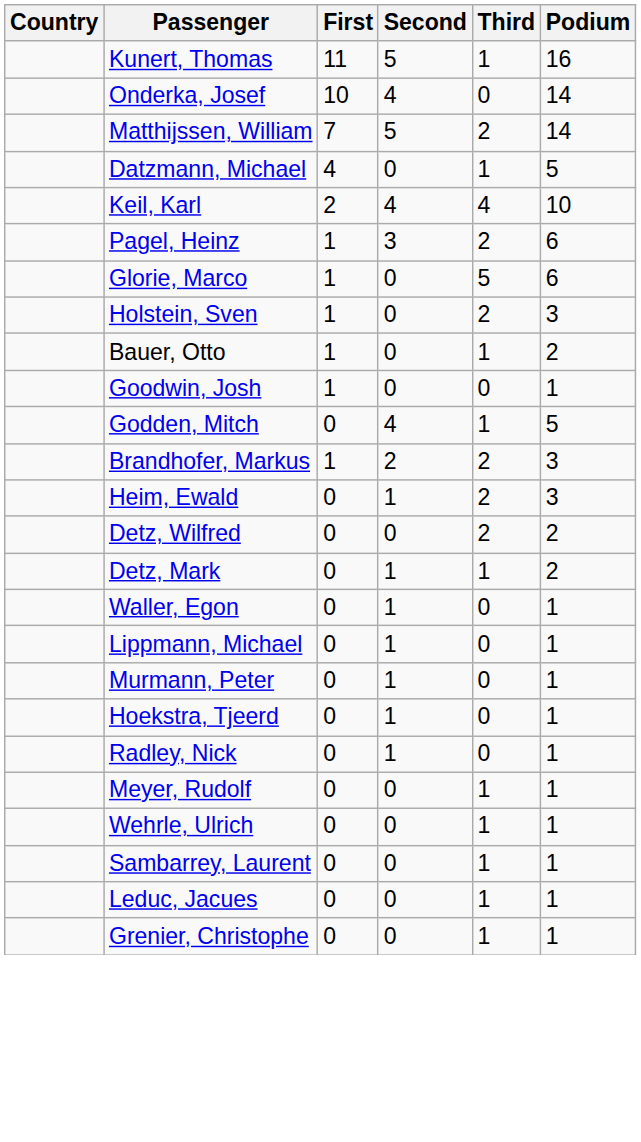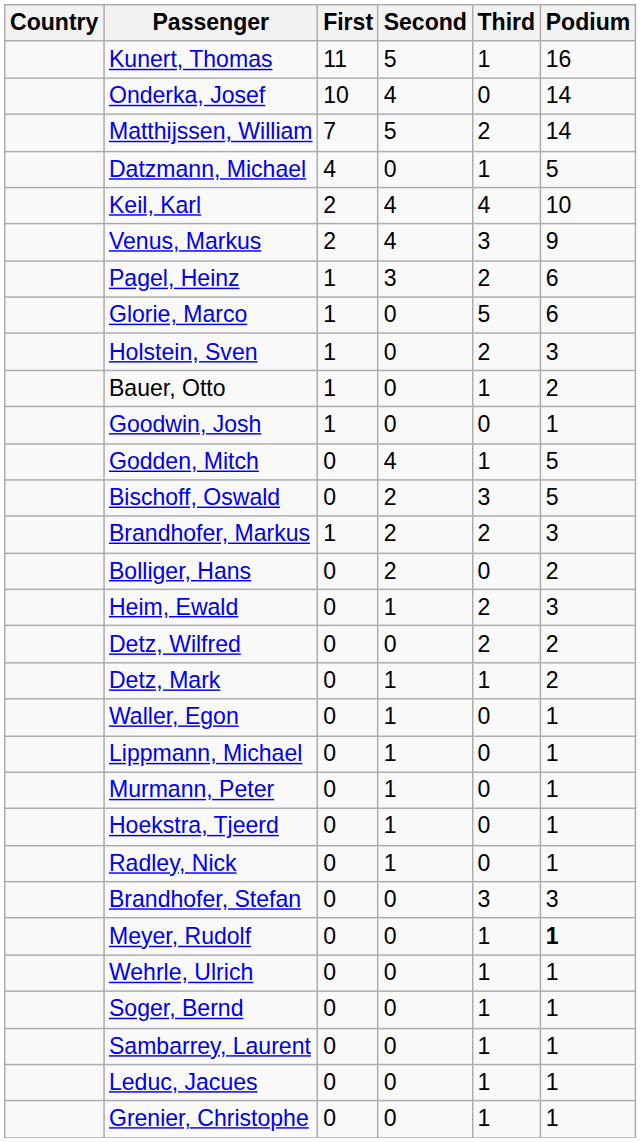+ row: (185, 242)
+ row: (195, 497)
+ row: (180, 570)
+ row: (205, 899)
(552, 790) normal -> (552, 936) bold
+ row: (176, 1009)
